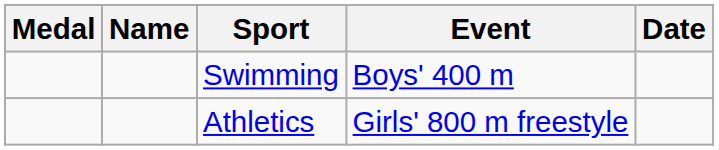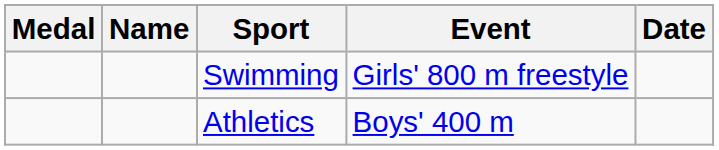(433, 75) Boys' 400 m -> (491, 75) Girls' 800 m freestyle
(491, 122) Girls' 800 m freestyle -> (433, 122) Boys' 400 m
